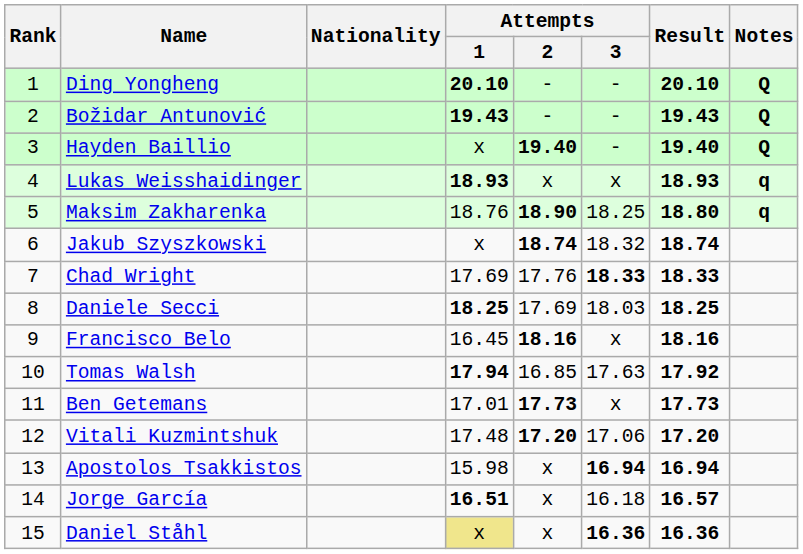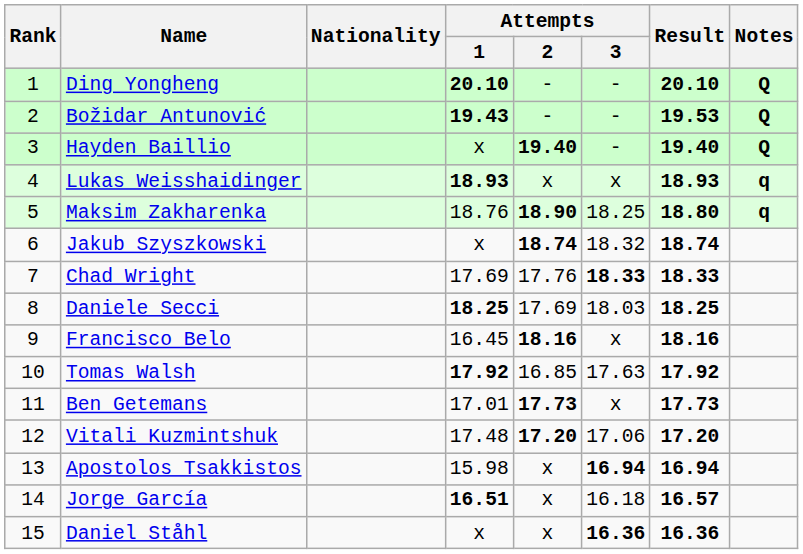(690, 117) 19.43 -> (690, 117) 19.53
(479, 373) 17.94 -> (479, 373) 17.92
(479, 533) khaki background -> (479, 533) no background
